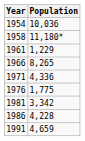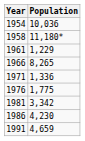(42, 77) 4,336 -> (42, 77) 1,336
(42, 116) 4,228 -> (42, 116) 4,230
